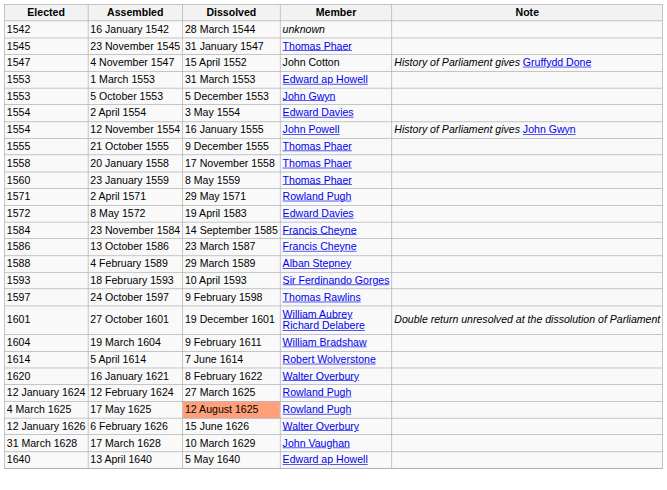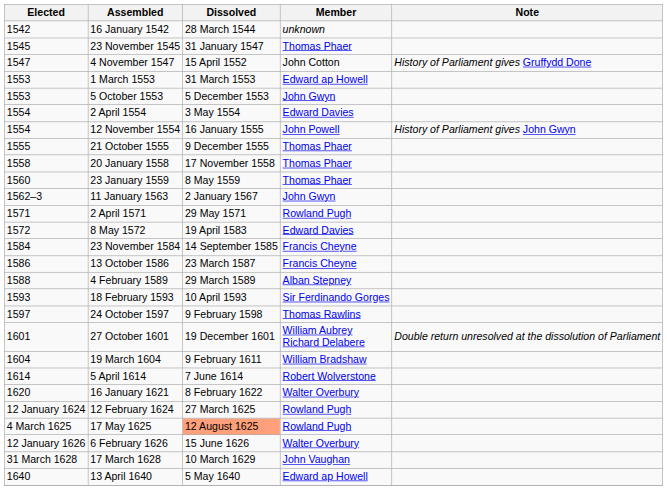+ row: (129, 197)
